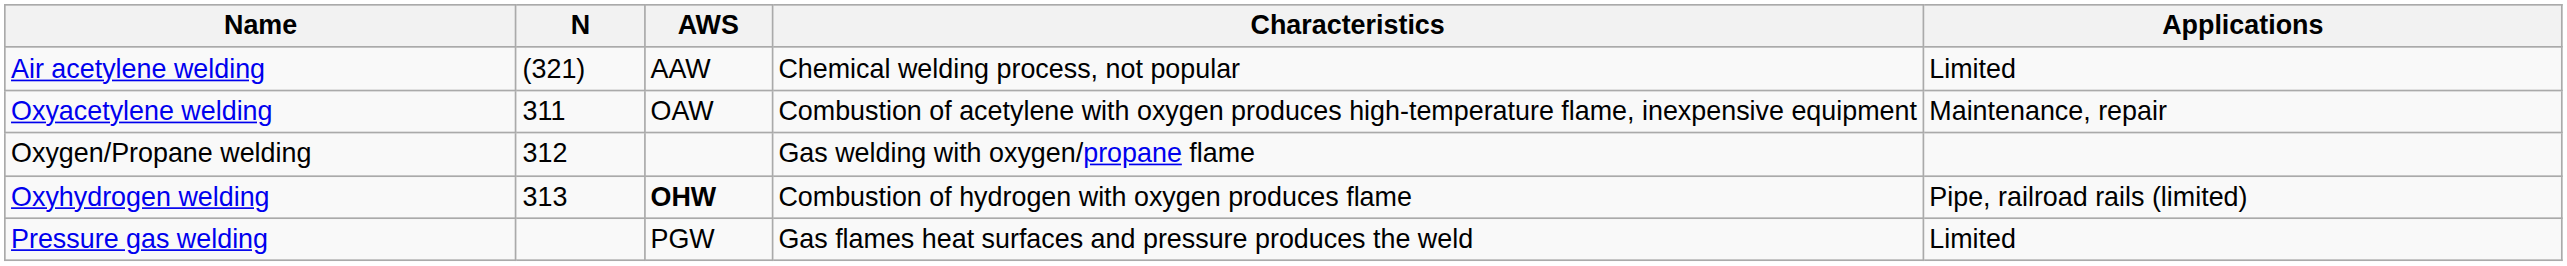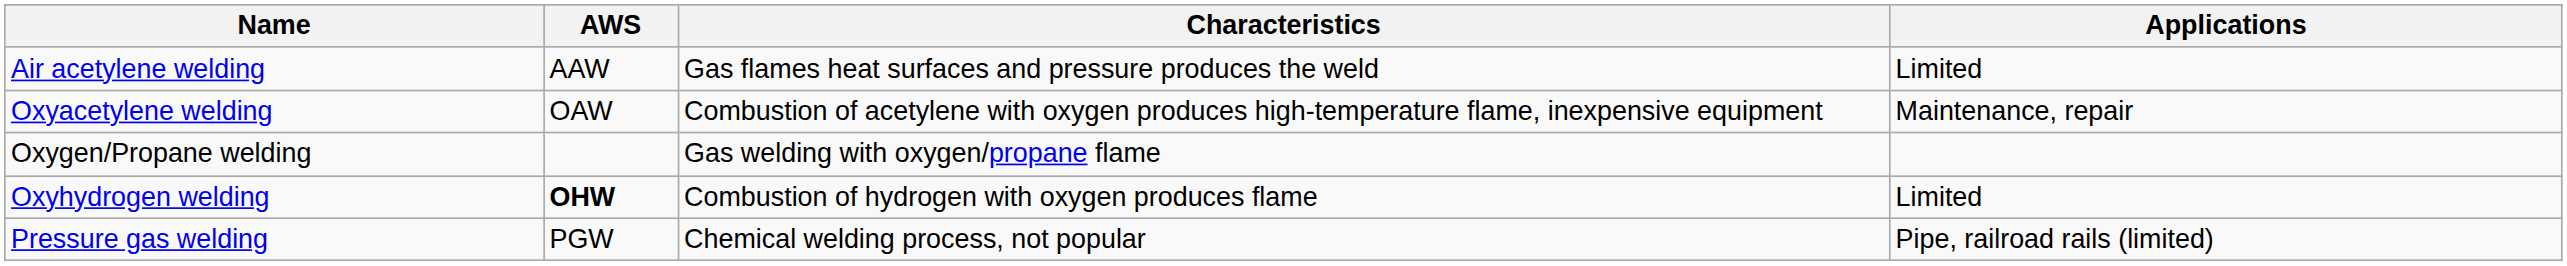- column: (580, 25)
(1009, 68) Chemical welding process, not popular -> (1031, 68) Gas flames heat surfaces and pressure produces the weld
(2088, 196) Pipe, railroad rails (limited) -> (1939, 196) Limited
(1126, 238) Gas flames heat surfaces and pressure produces the weld -> (915, 238) Chemical welding process, not popular
(1973, 238) Limited -> (2055, 238) Pipe, railroad rails (limited)
